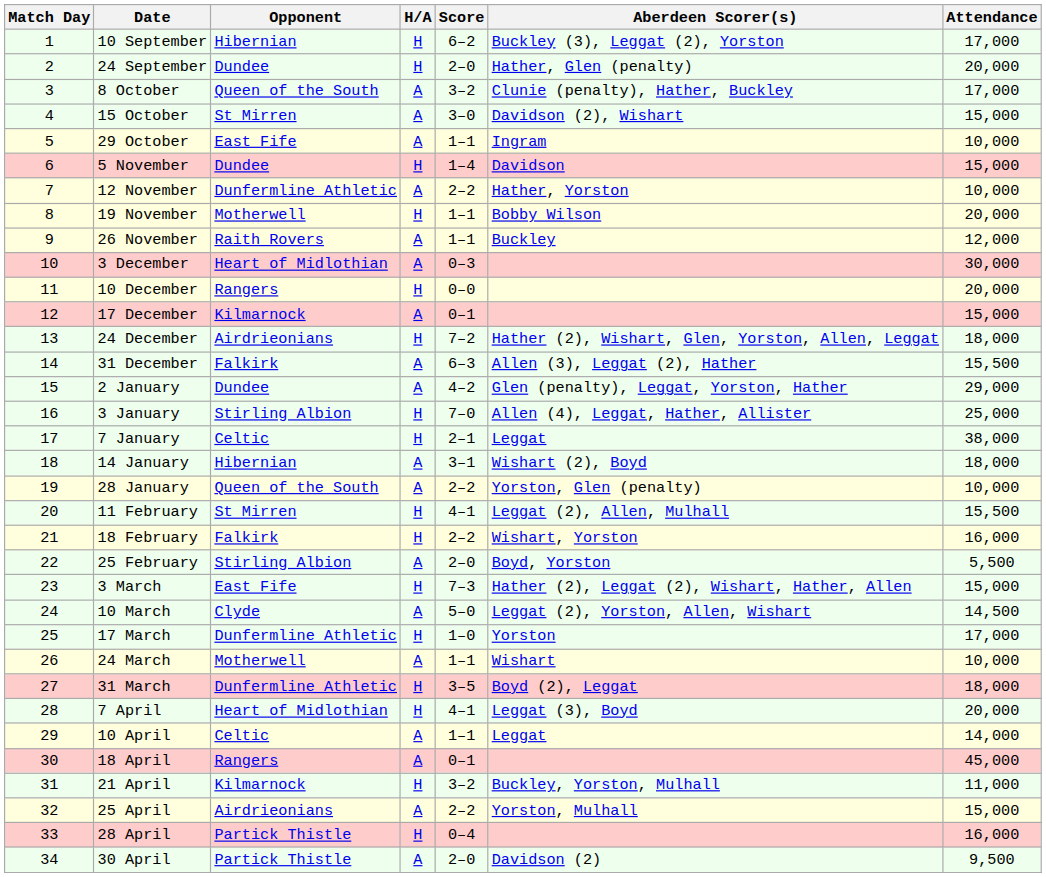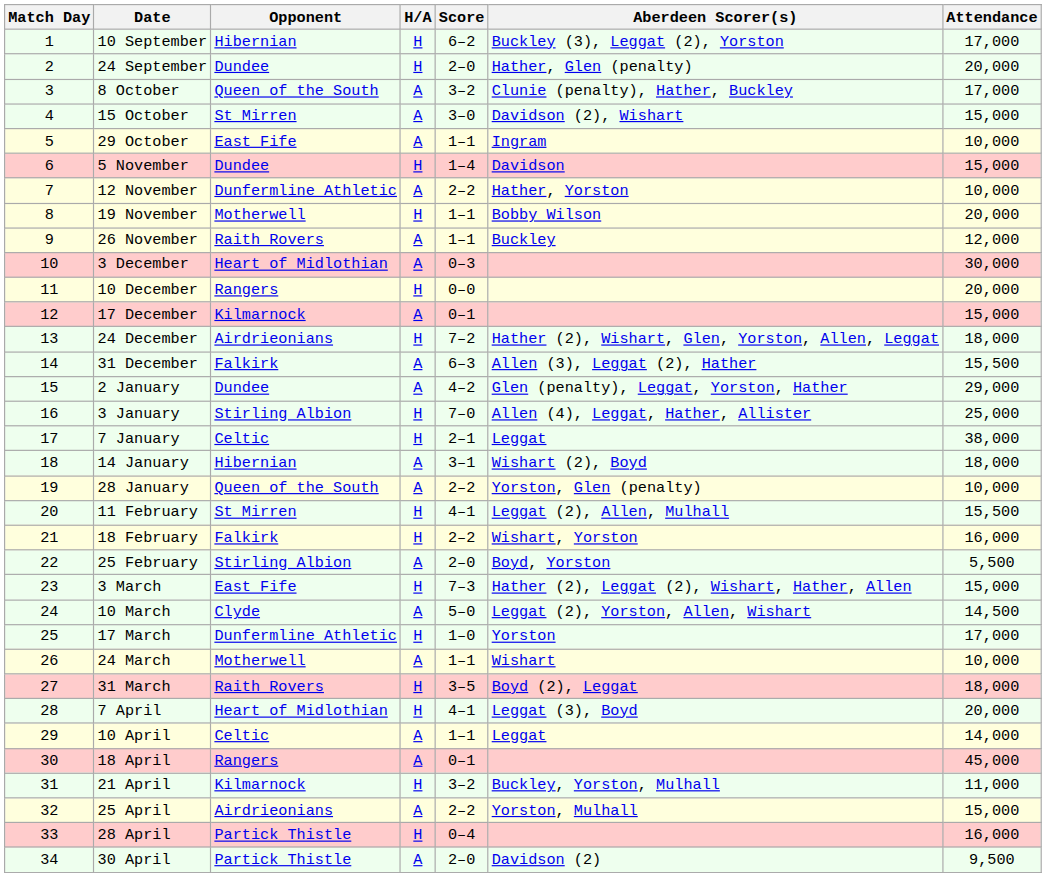(306, 686) Dunfermline Athletic -> (269, 686) Raith Rovers
